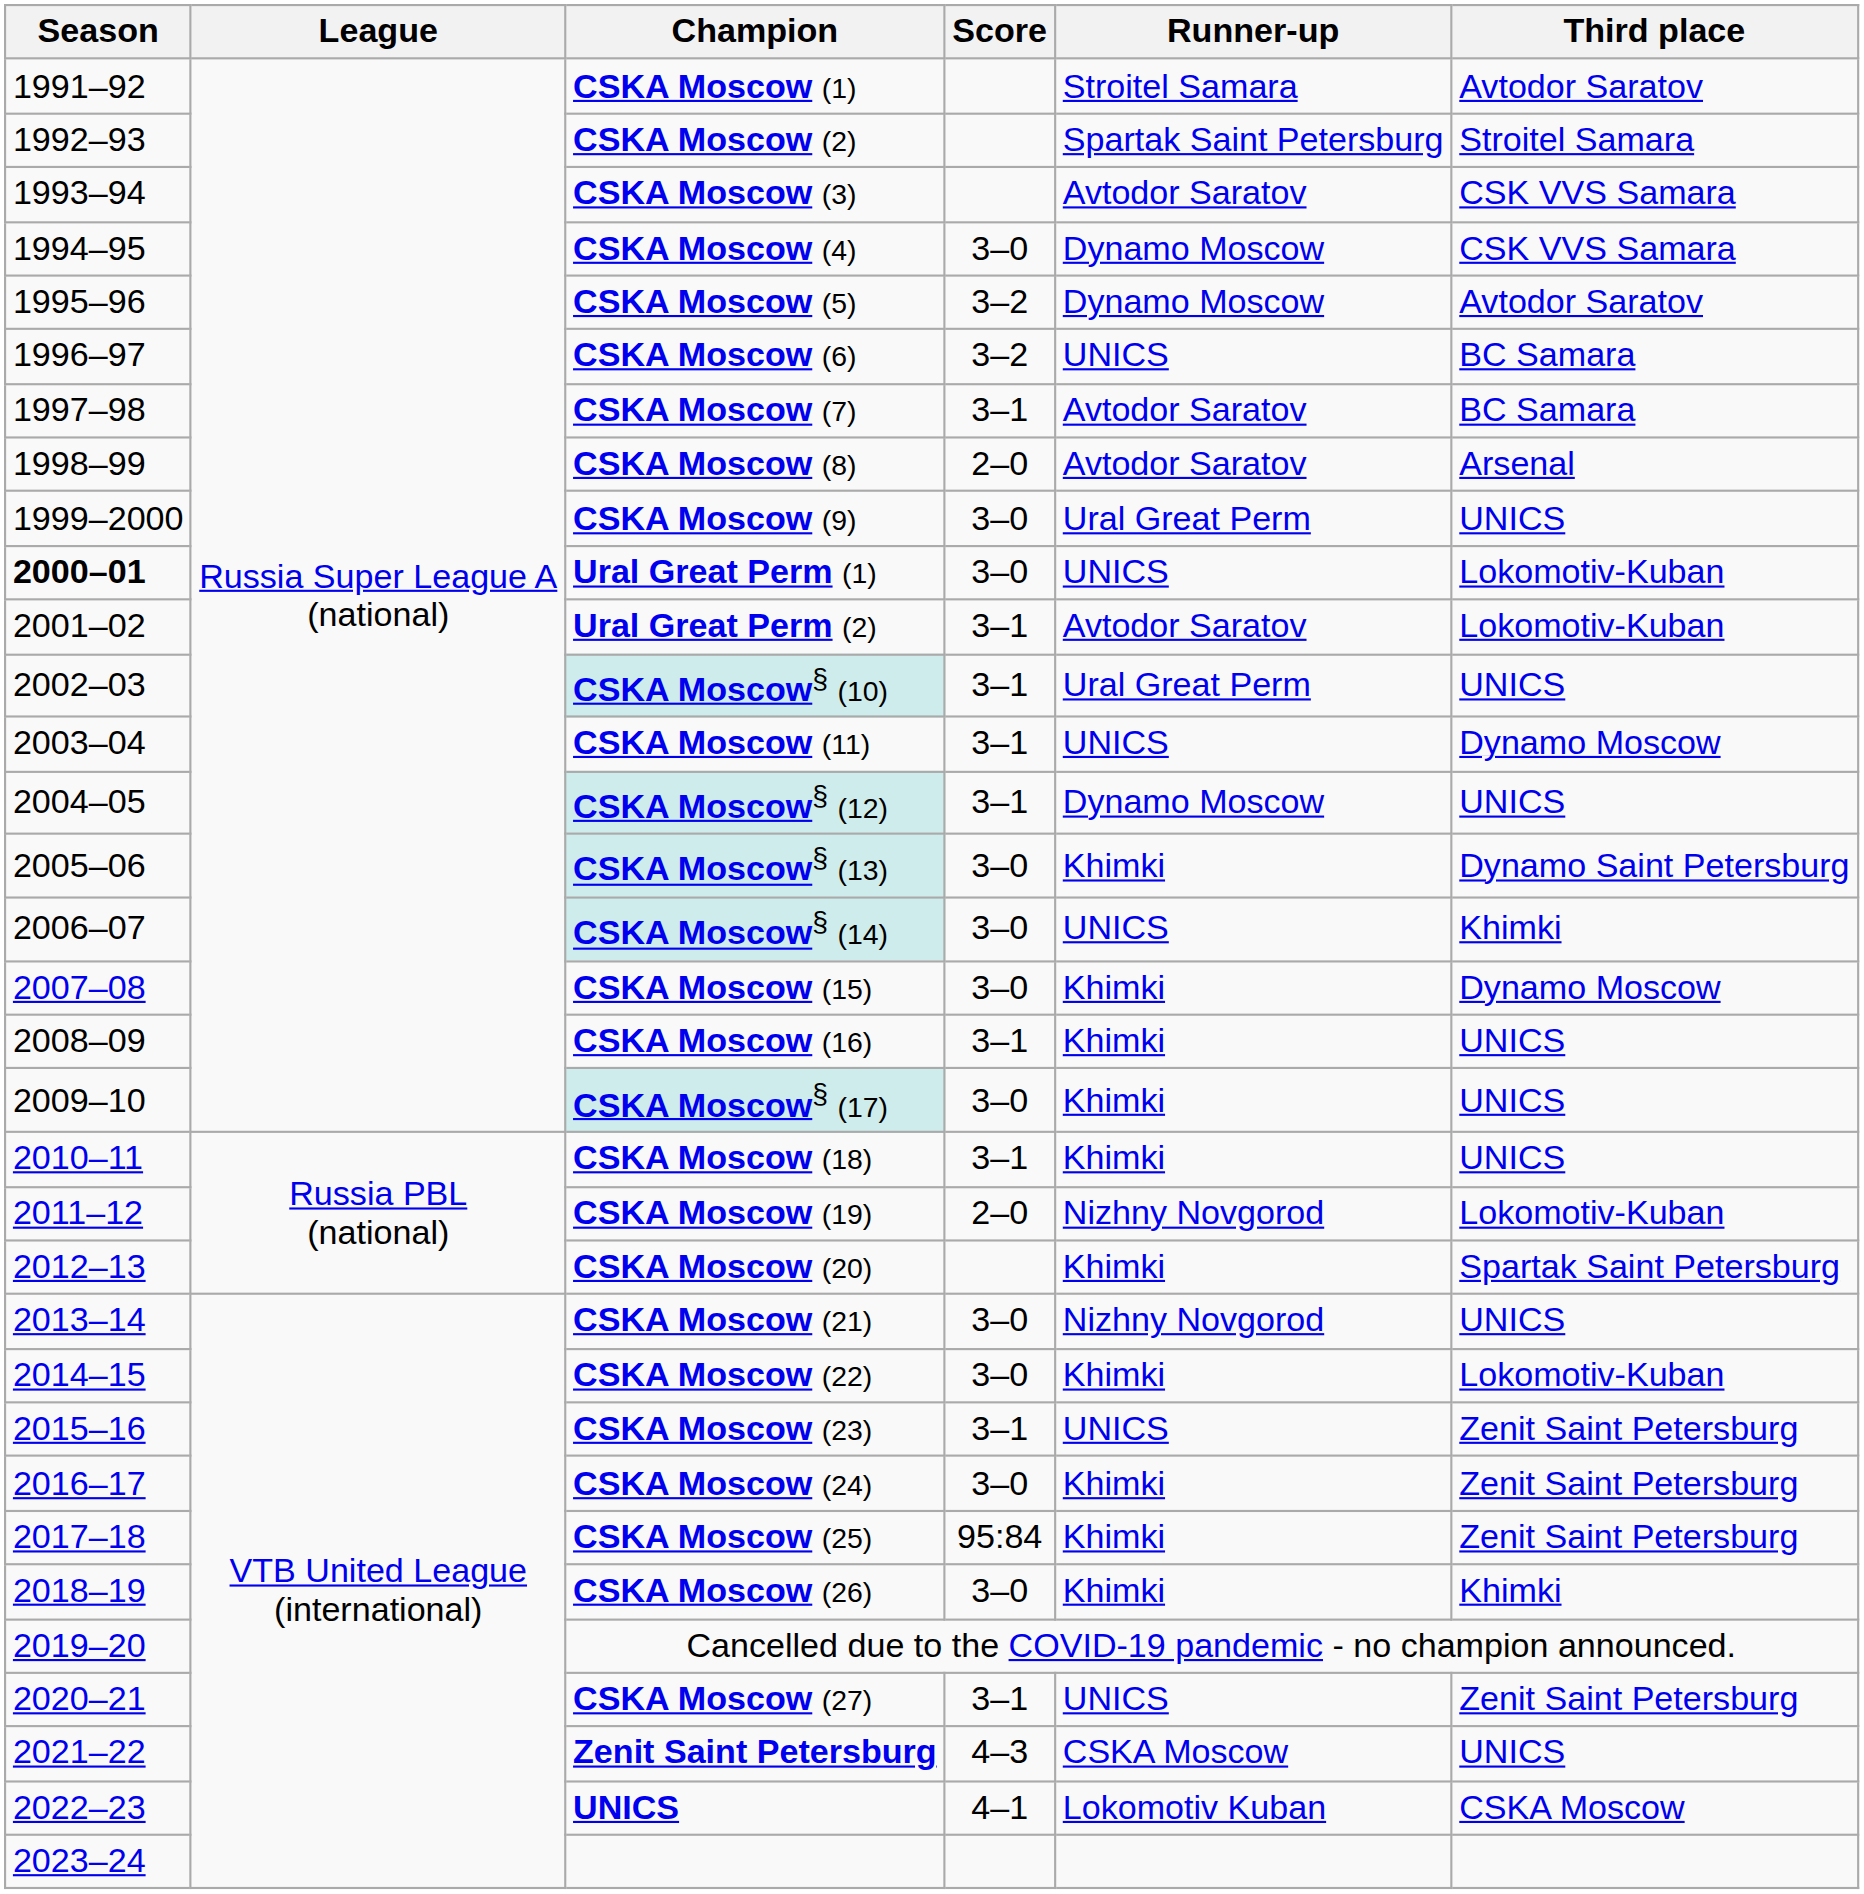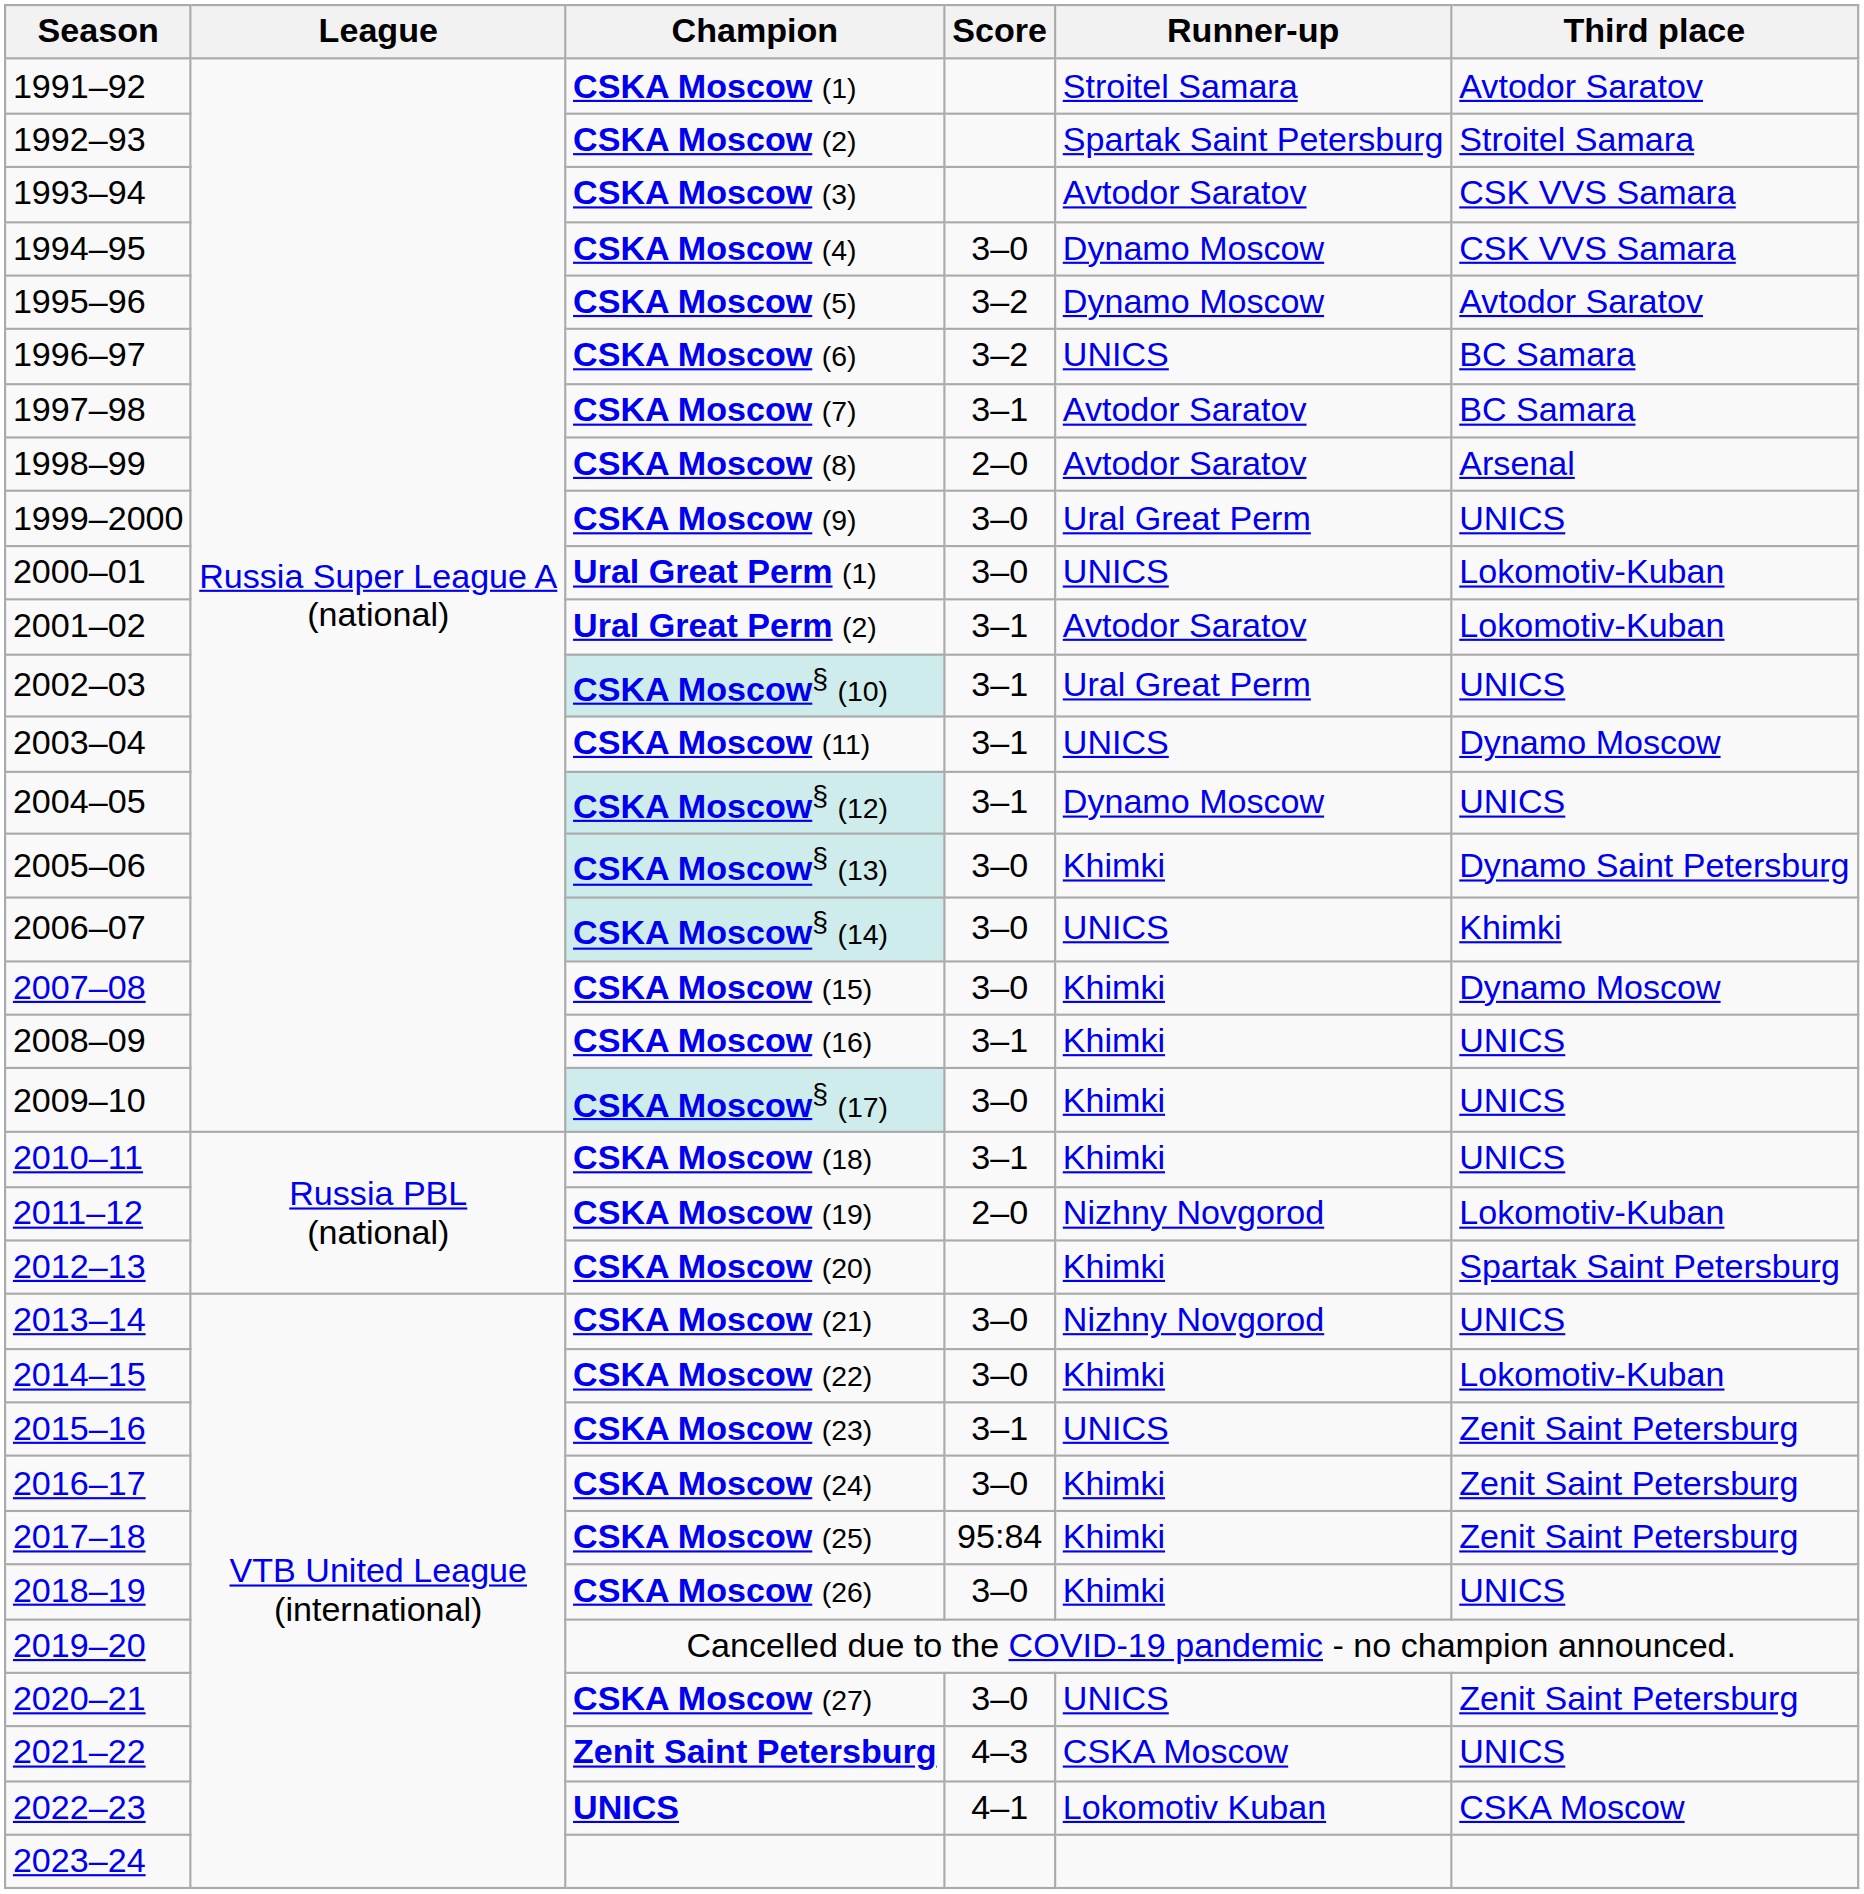(79, 572) bold -> (79, 572) normal
(1510, 1590) Khimki -> (1512, 1590) UNICS
(1000, 1699) 3–1 -> (1000, 1699) 3–0
